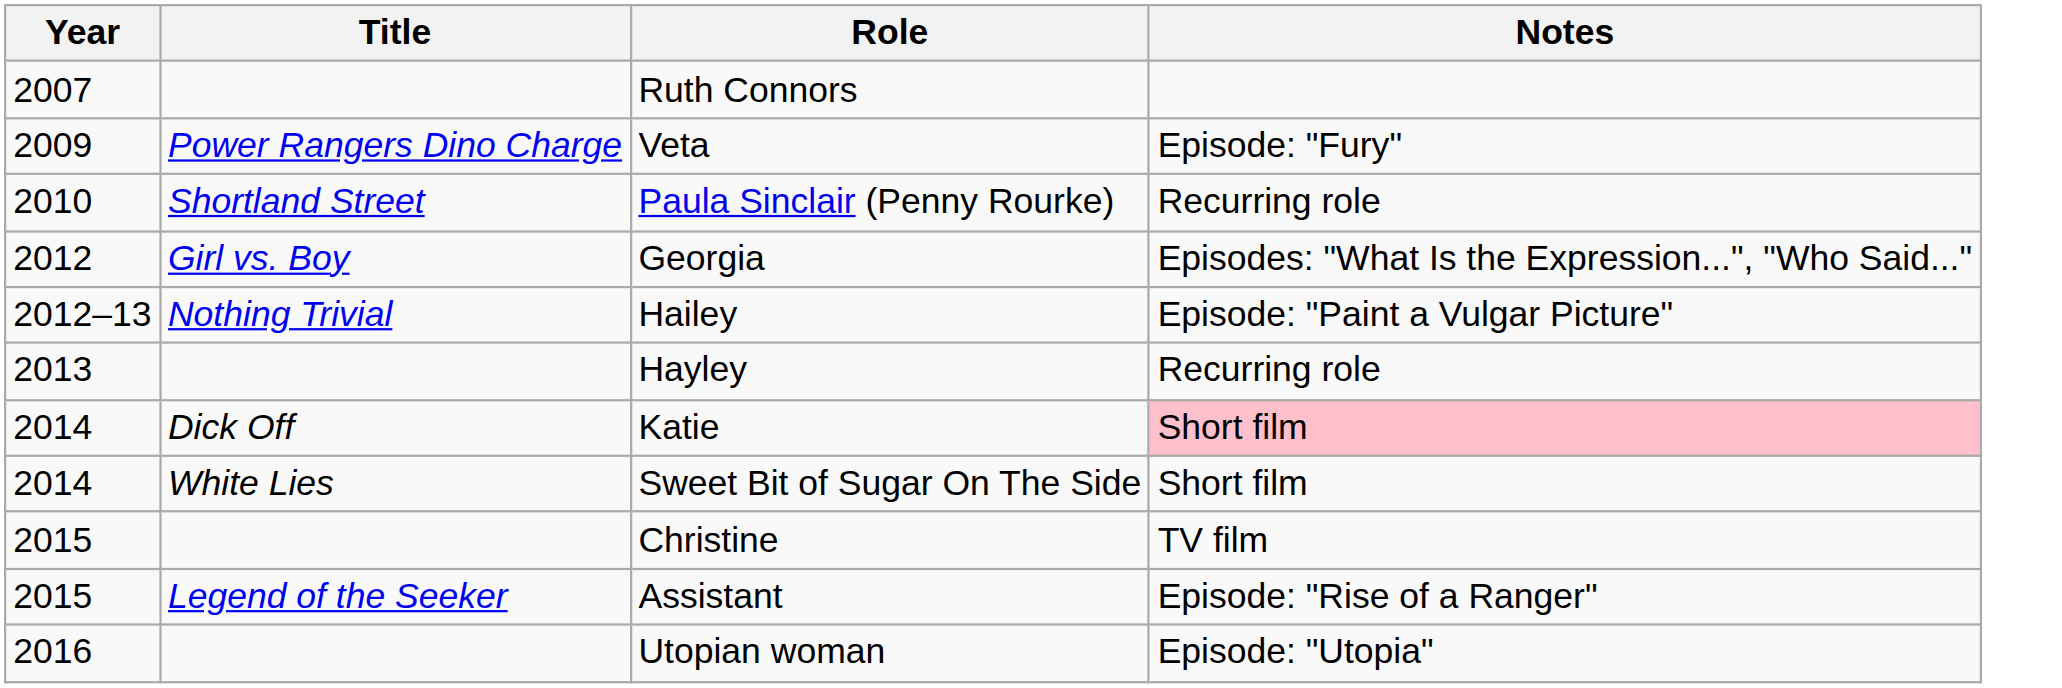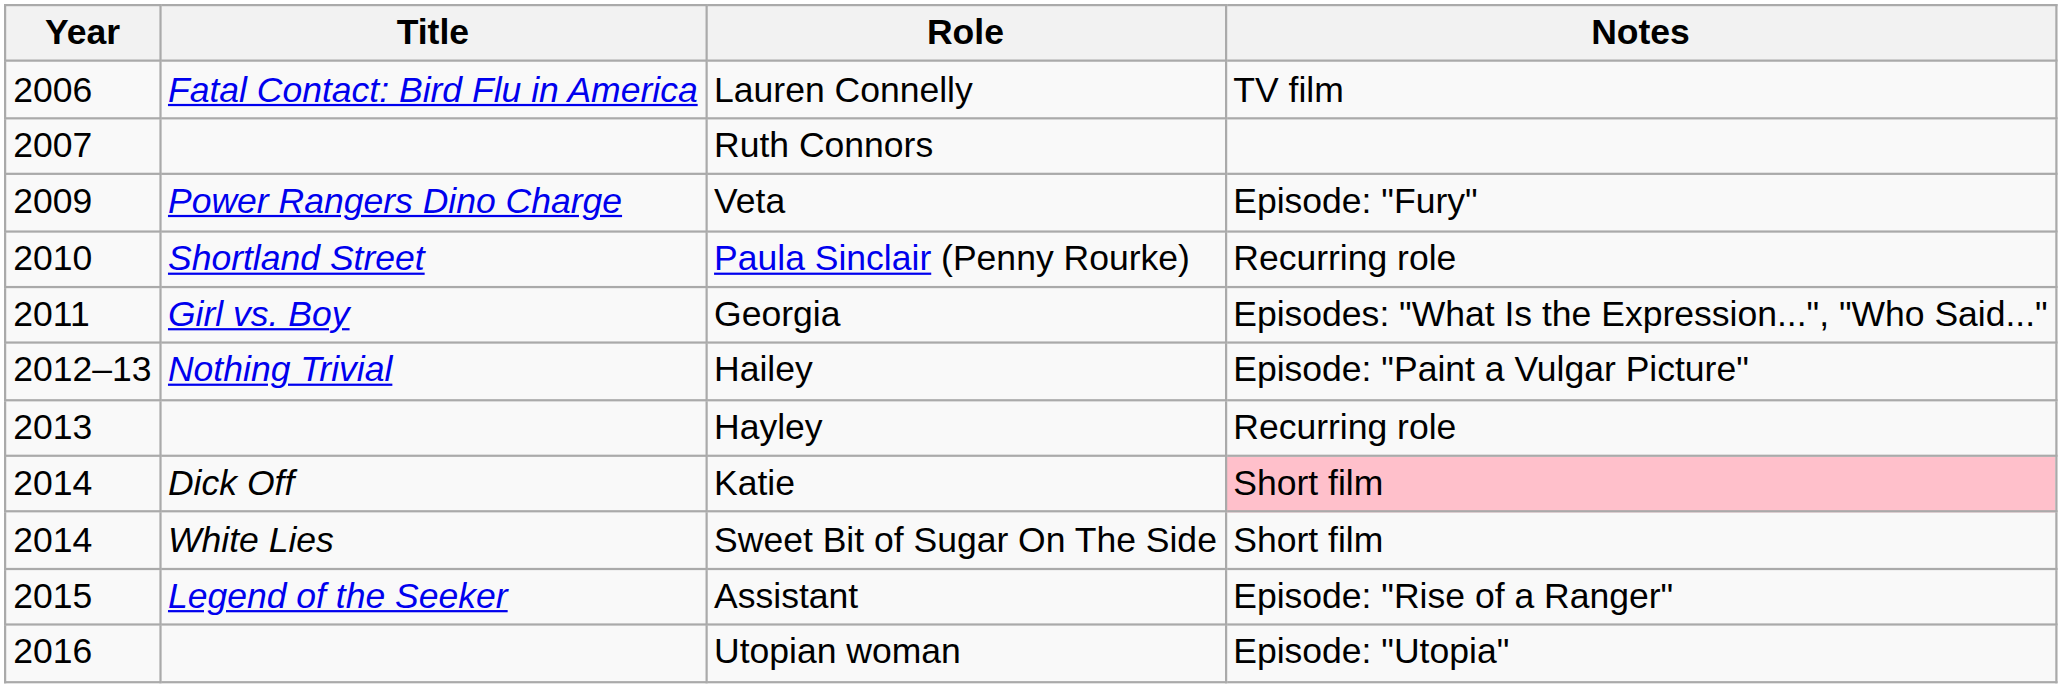+ row: (843, 88)
(53, 257) 2012 -> (51, 314) 2011
- row: (709, 539)
